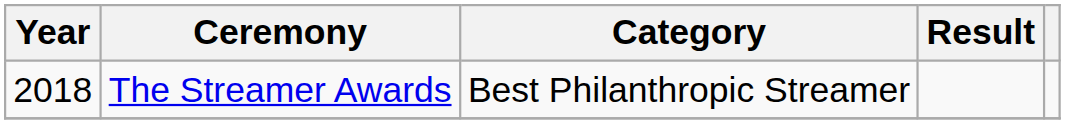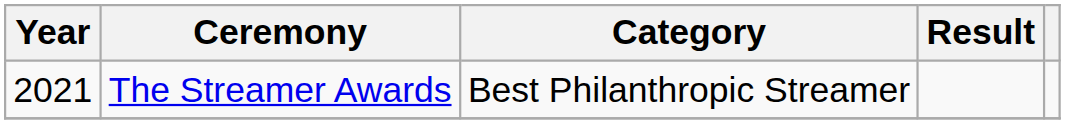(53, 88) 2018 -> (53, 88) 2021
